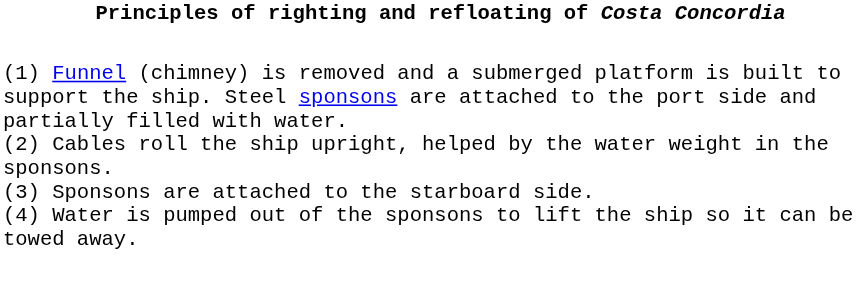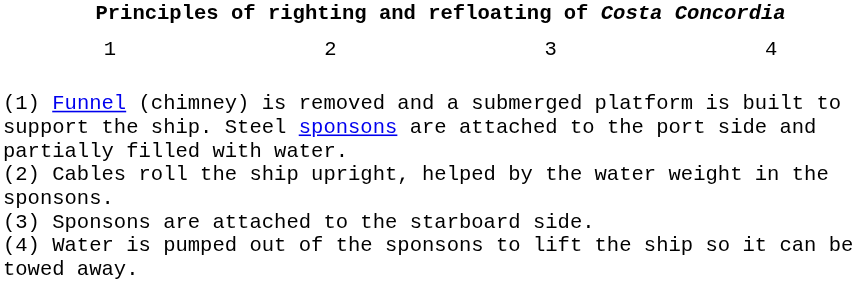+ row: (110, 50)
